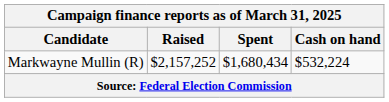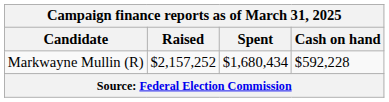(322, 62) $532,224 -> (322, 62) $592,228
